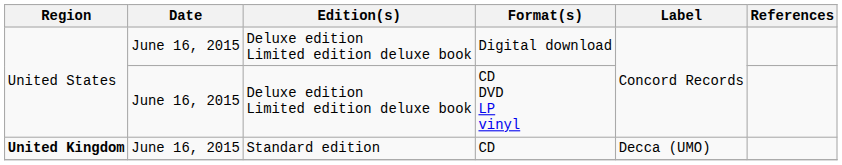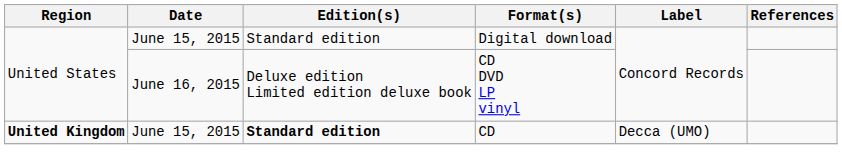(186, 47) June 16, 2015 -> (186, 39) June 15, 2015
(359, 47) Deluxe edition Limited edition deluxe book -> (313, 39) Standard edition
(186, 148) June 16, 2015 -> (186, 132) June 15, 2015
(313, 148) normal -> (313, 132) bold
